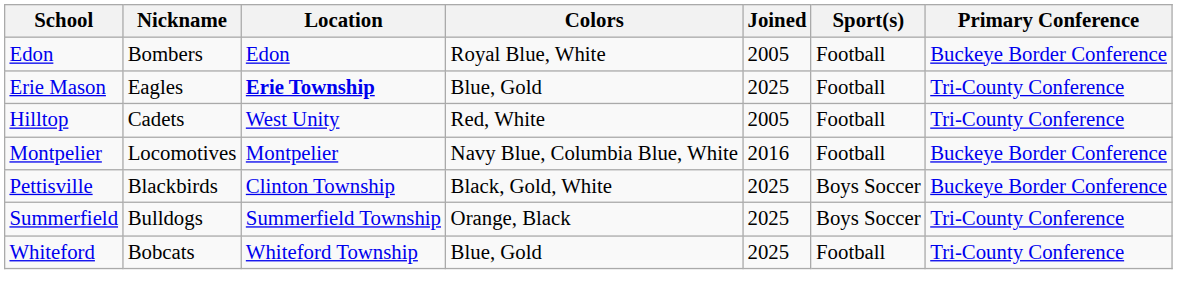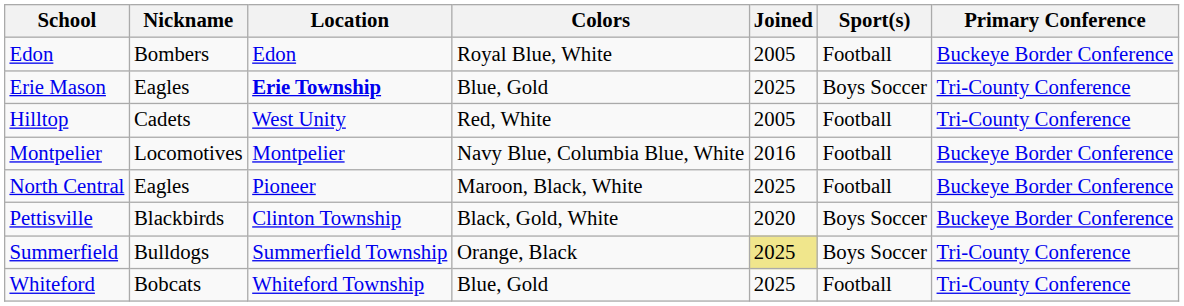(851, 86) Football -> (875, 86) Boys Soccer
+ row: (67, 185)
(768, 185) 2025 -> (775, 218) 2020
(768, 218) no background -> (775, 251) khaki background
